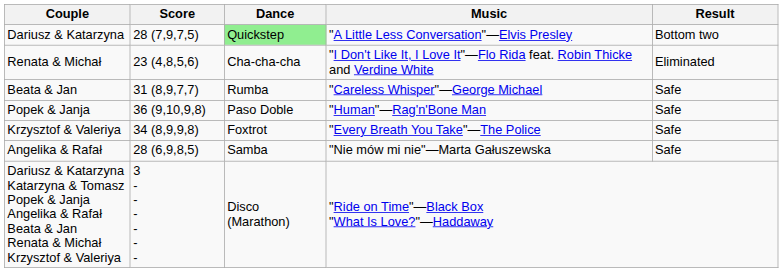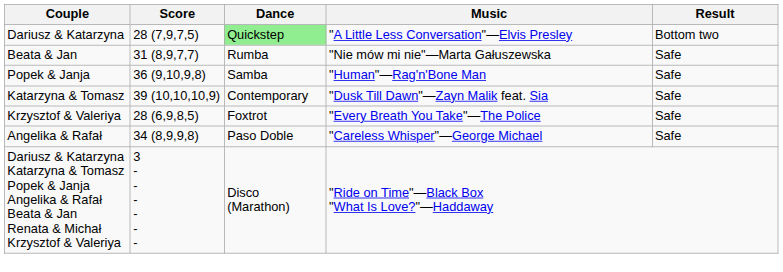- row: (54, 62)
(436, 89) "Careless Whisper"—George Michael -> (440, 55) "Nie mów mi nie"—Marta Gałuszewska
(260, 110) Paso Doble -> (247, 75) Samba
+ row: (66, 95)
(166, 130) 34 (8,9,9,8) -> (166, 116) 28 (6,9,8,5)
(166, 150) 28 (6,9,8,5) -> (166, 136) 34 (8,9,9,8)
(247, 150) Samba -> (260, 136) Paso Doble
(440, 150) "Nie mów mi nie"—Marta Gałuszewska -> (436, 136) "Careless Whisper"—George Michael
